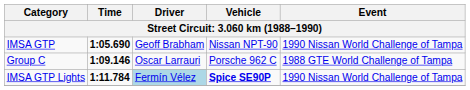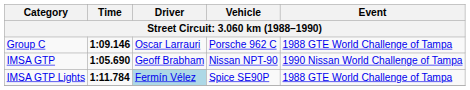rows swapped: (31, 45) <-> (26, 61)
(240, 77) bold -> (239, 77) normal
(372, 77) 1990 Nissan World Challenge of Tampa -> (367, 77) 1988 GTE World Challenge of Tampa
